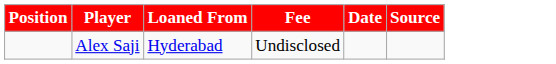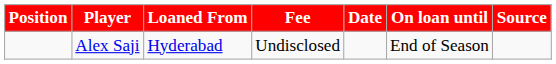+ column: (439, 18)
